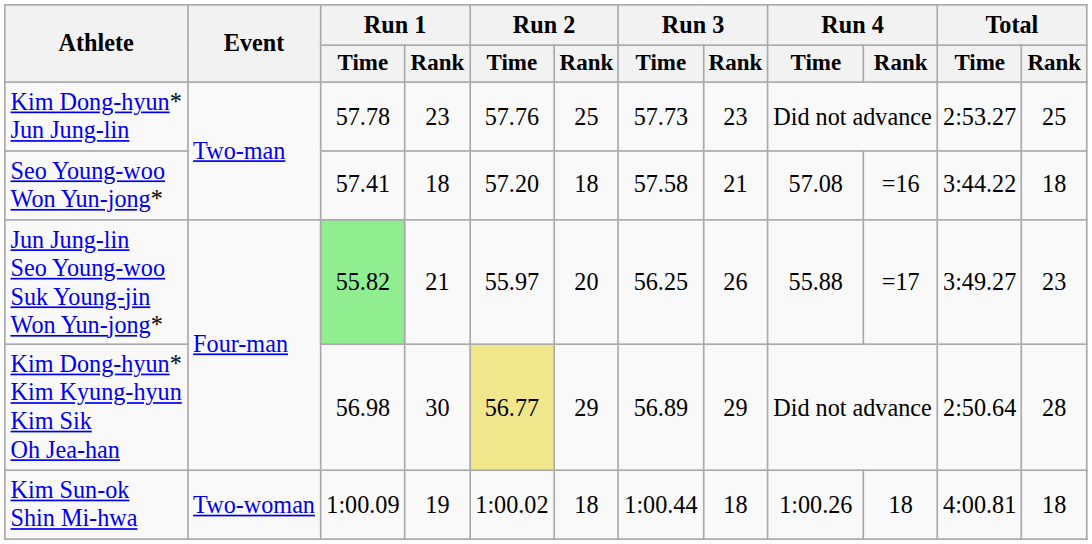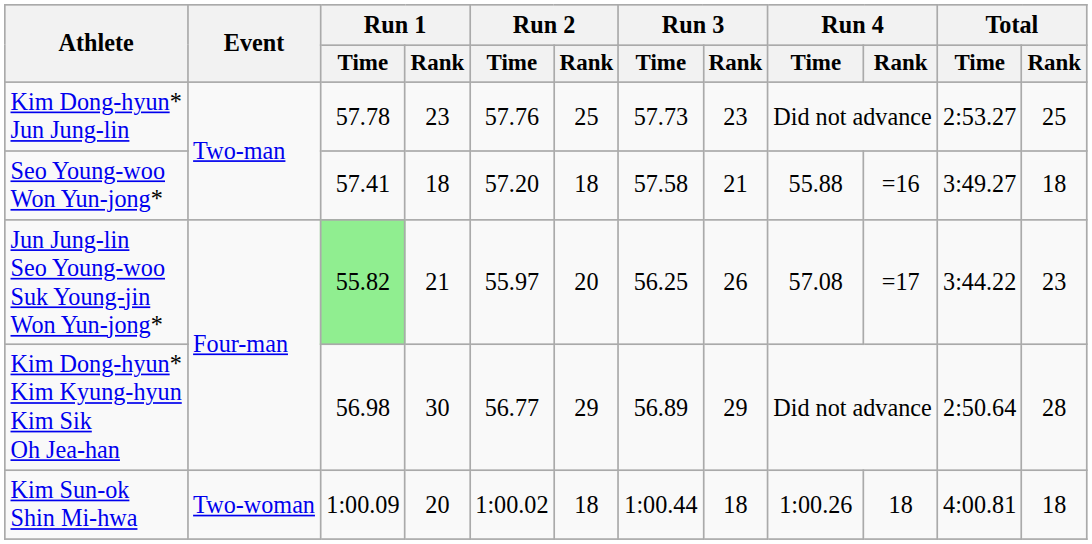(816, 185) 57.08 -> (816, 185) 55.88
(980, 185) 3:44.22 -> (980, 185) 3:49.27
(816, 282) 55.88 -> (816, 282) 57.08
(980, 282) 3:49.27 -> (980, 282) 3:44.22
(512, 407) khaki background -> (512, 407) no background
(437, 504) 19 -> (437, 504) 20
